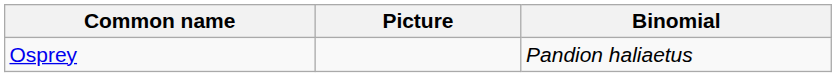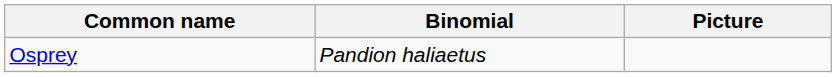columns swapped: (676, 21) <-> (418, 21)
